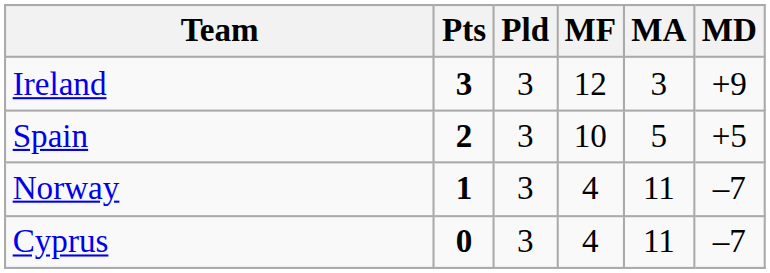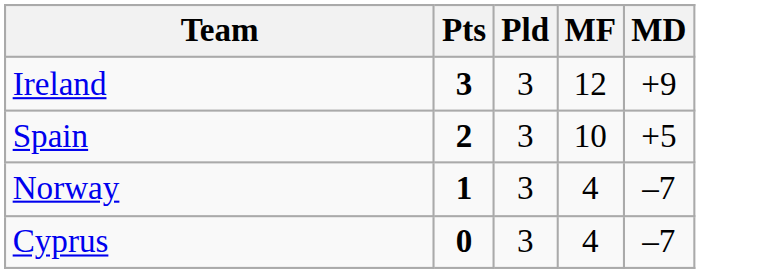- column: (659, 30)
